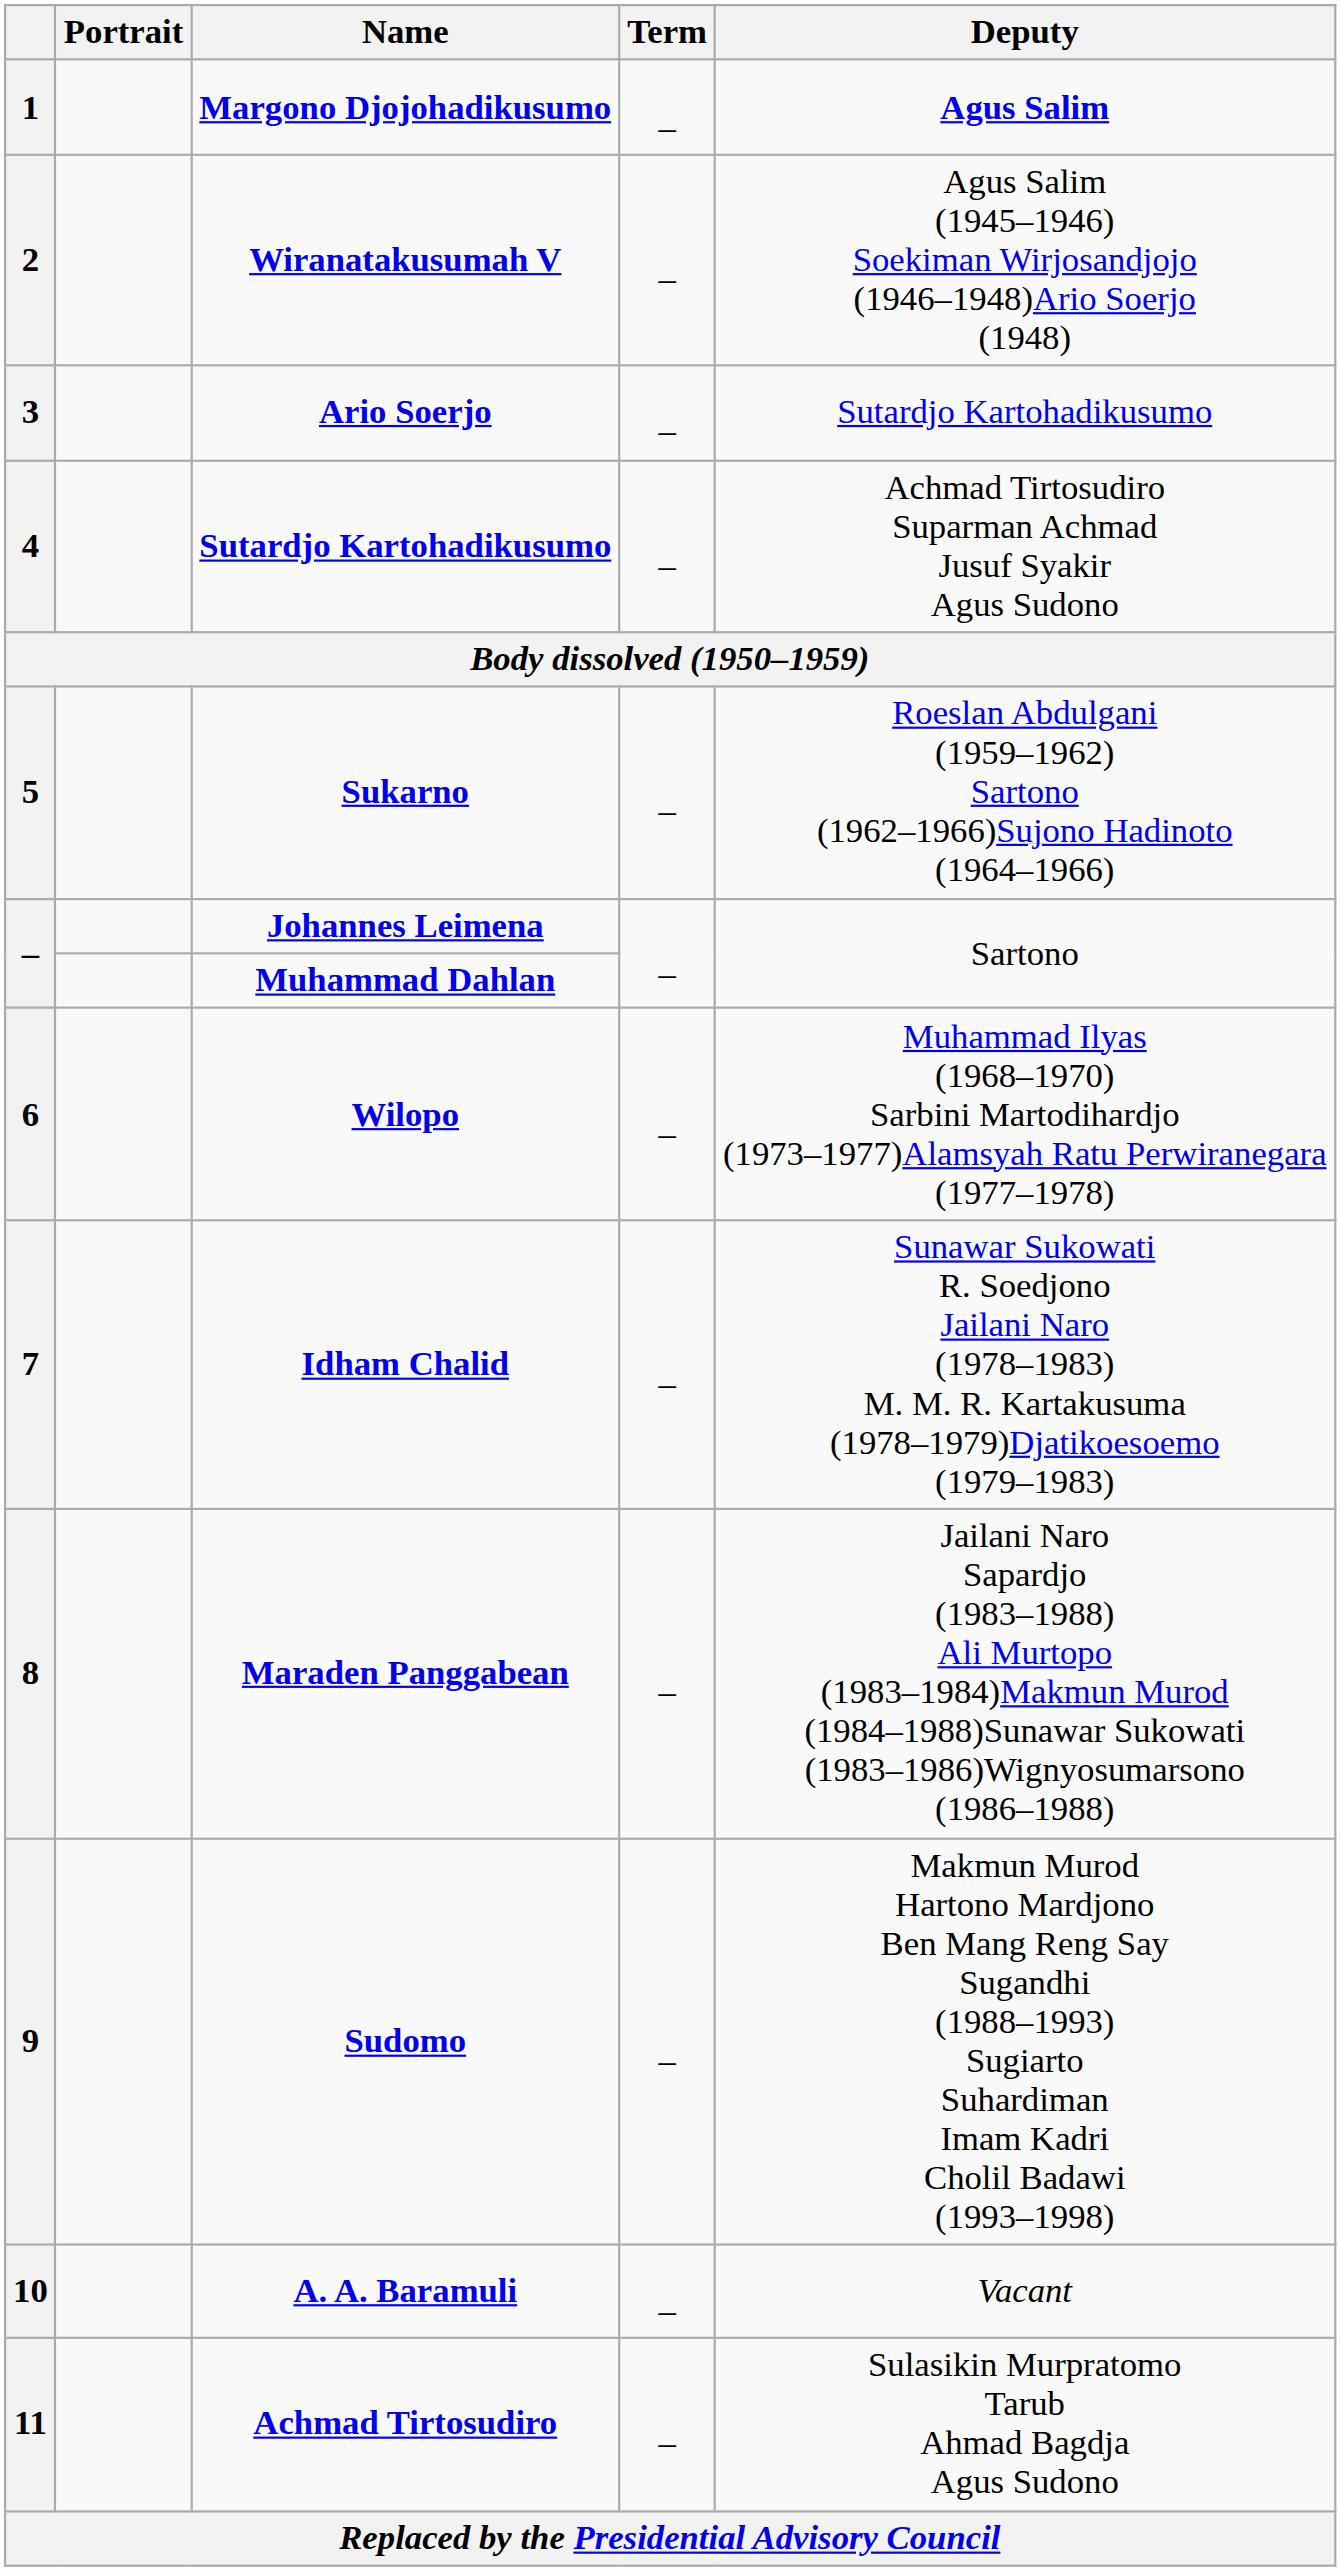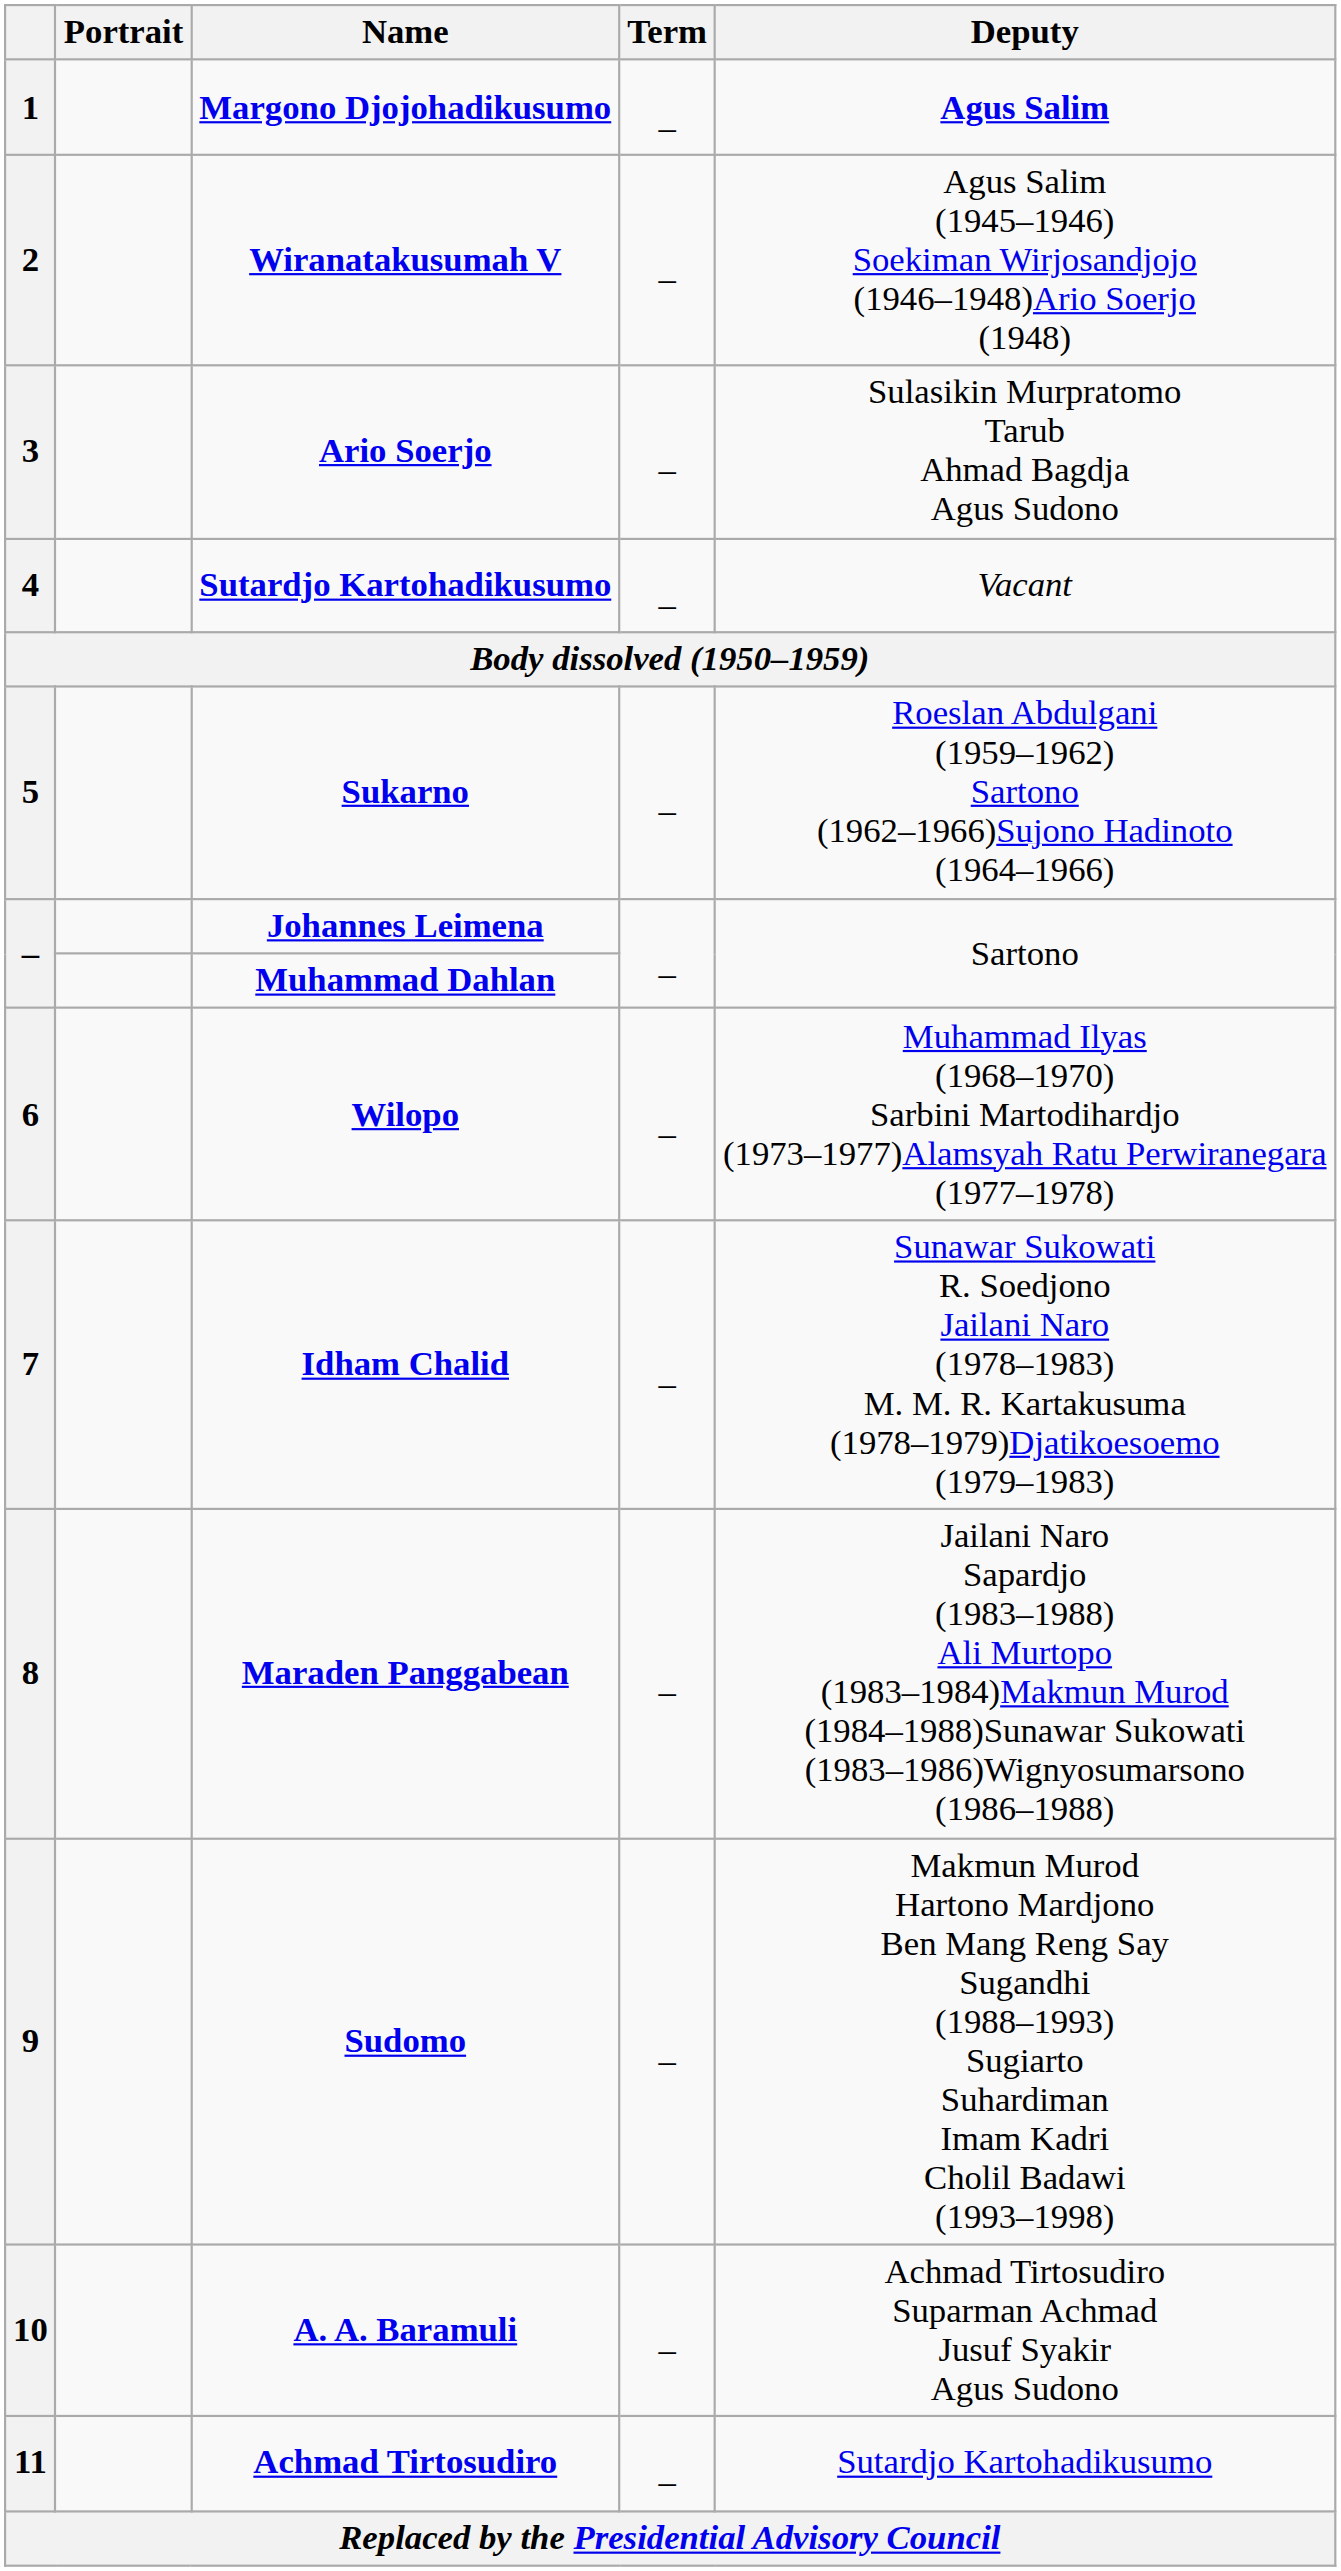(1025, 412) Sutardjo Kartohadikusumo -> (1025, 451) Sulasikin Murpratomo Tarub Ahmad Bagdja Agus Sudono
(1025, 545) Achmad Tirtosudiro Suparman Achmad Jusuf Syakir Agus Sudono -> (1025, 584) Vacant
(1025, 2290) Vacant -> (1025, 2329) Achmad Tirtosudiro Suparman Achmad Jusuf Syakir Agus Sudono
(1025, 2423) Sulasikin Murpratomo Tarub Ahmad Bagdja Agus Sudono -> (1025, 2462) Sutardjo Kartohadikusumo
